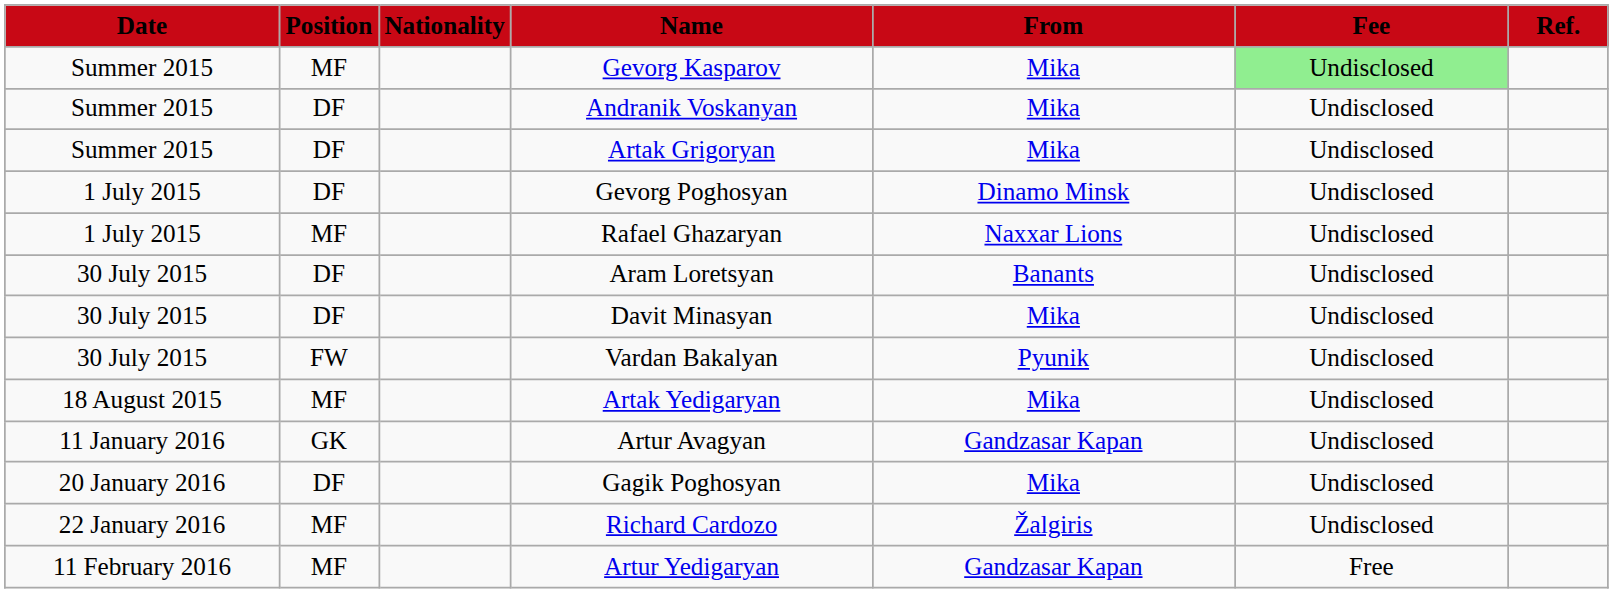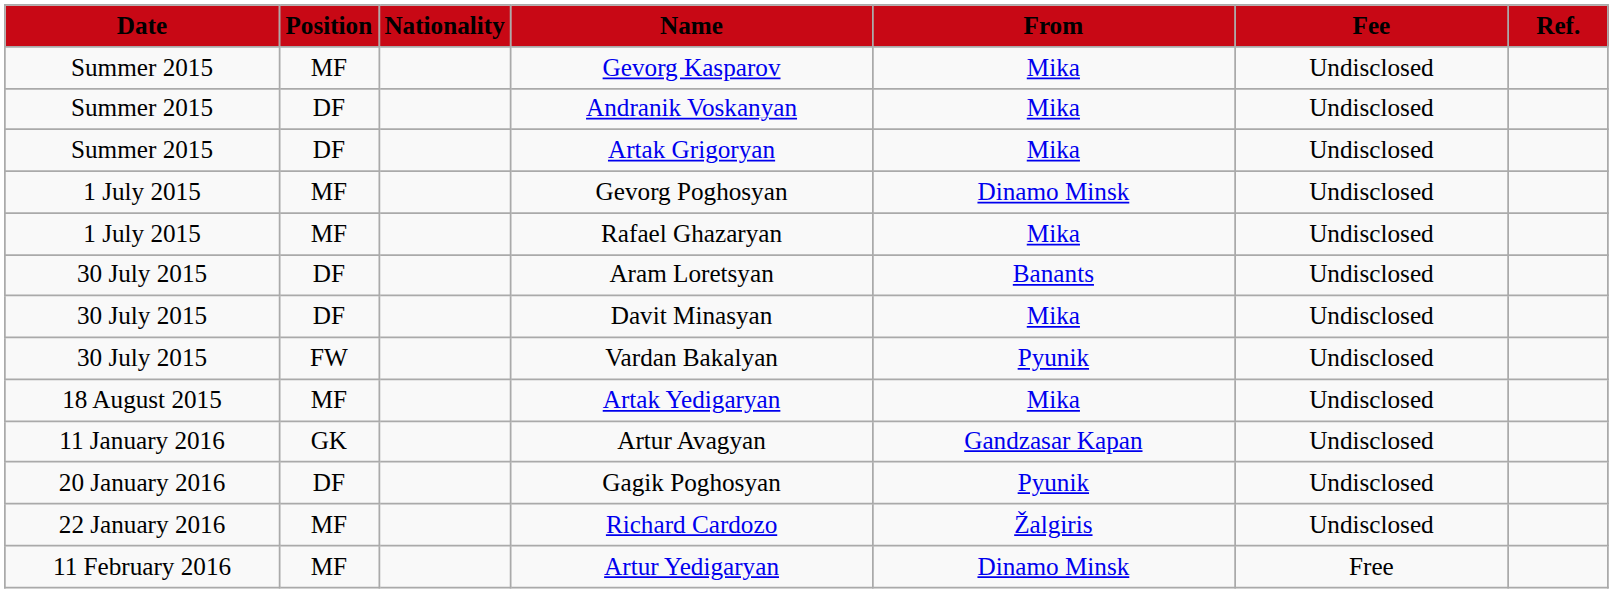(1371, 67) lightgreen background -> (1371, 67) no background
(329, 191) DF -> (329, 191) MF
(1053, 233) Naxxar Lions -> (1053, 233) Mika
(1053, 482) Mika -> (1053, 482) Pyunik
(1053, 565) Gandzasar Kapan -> (1053, 565) Dinamo Minsk
